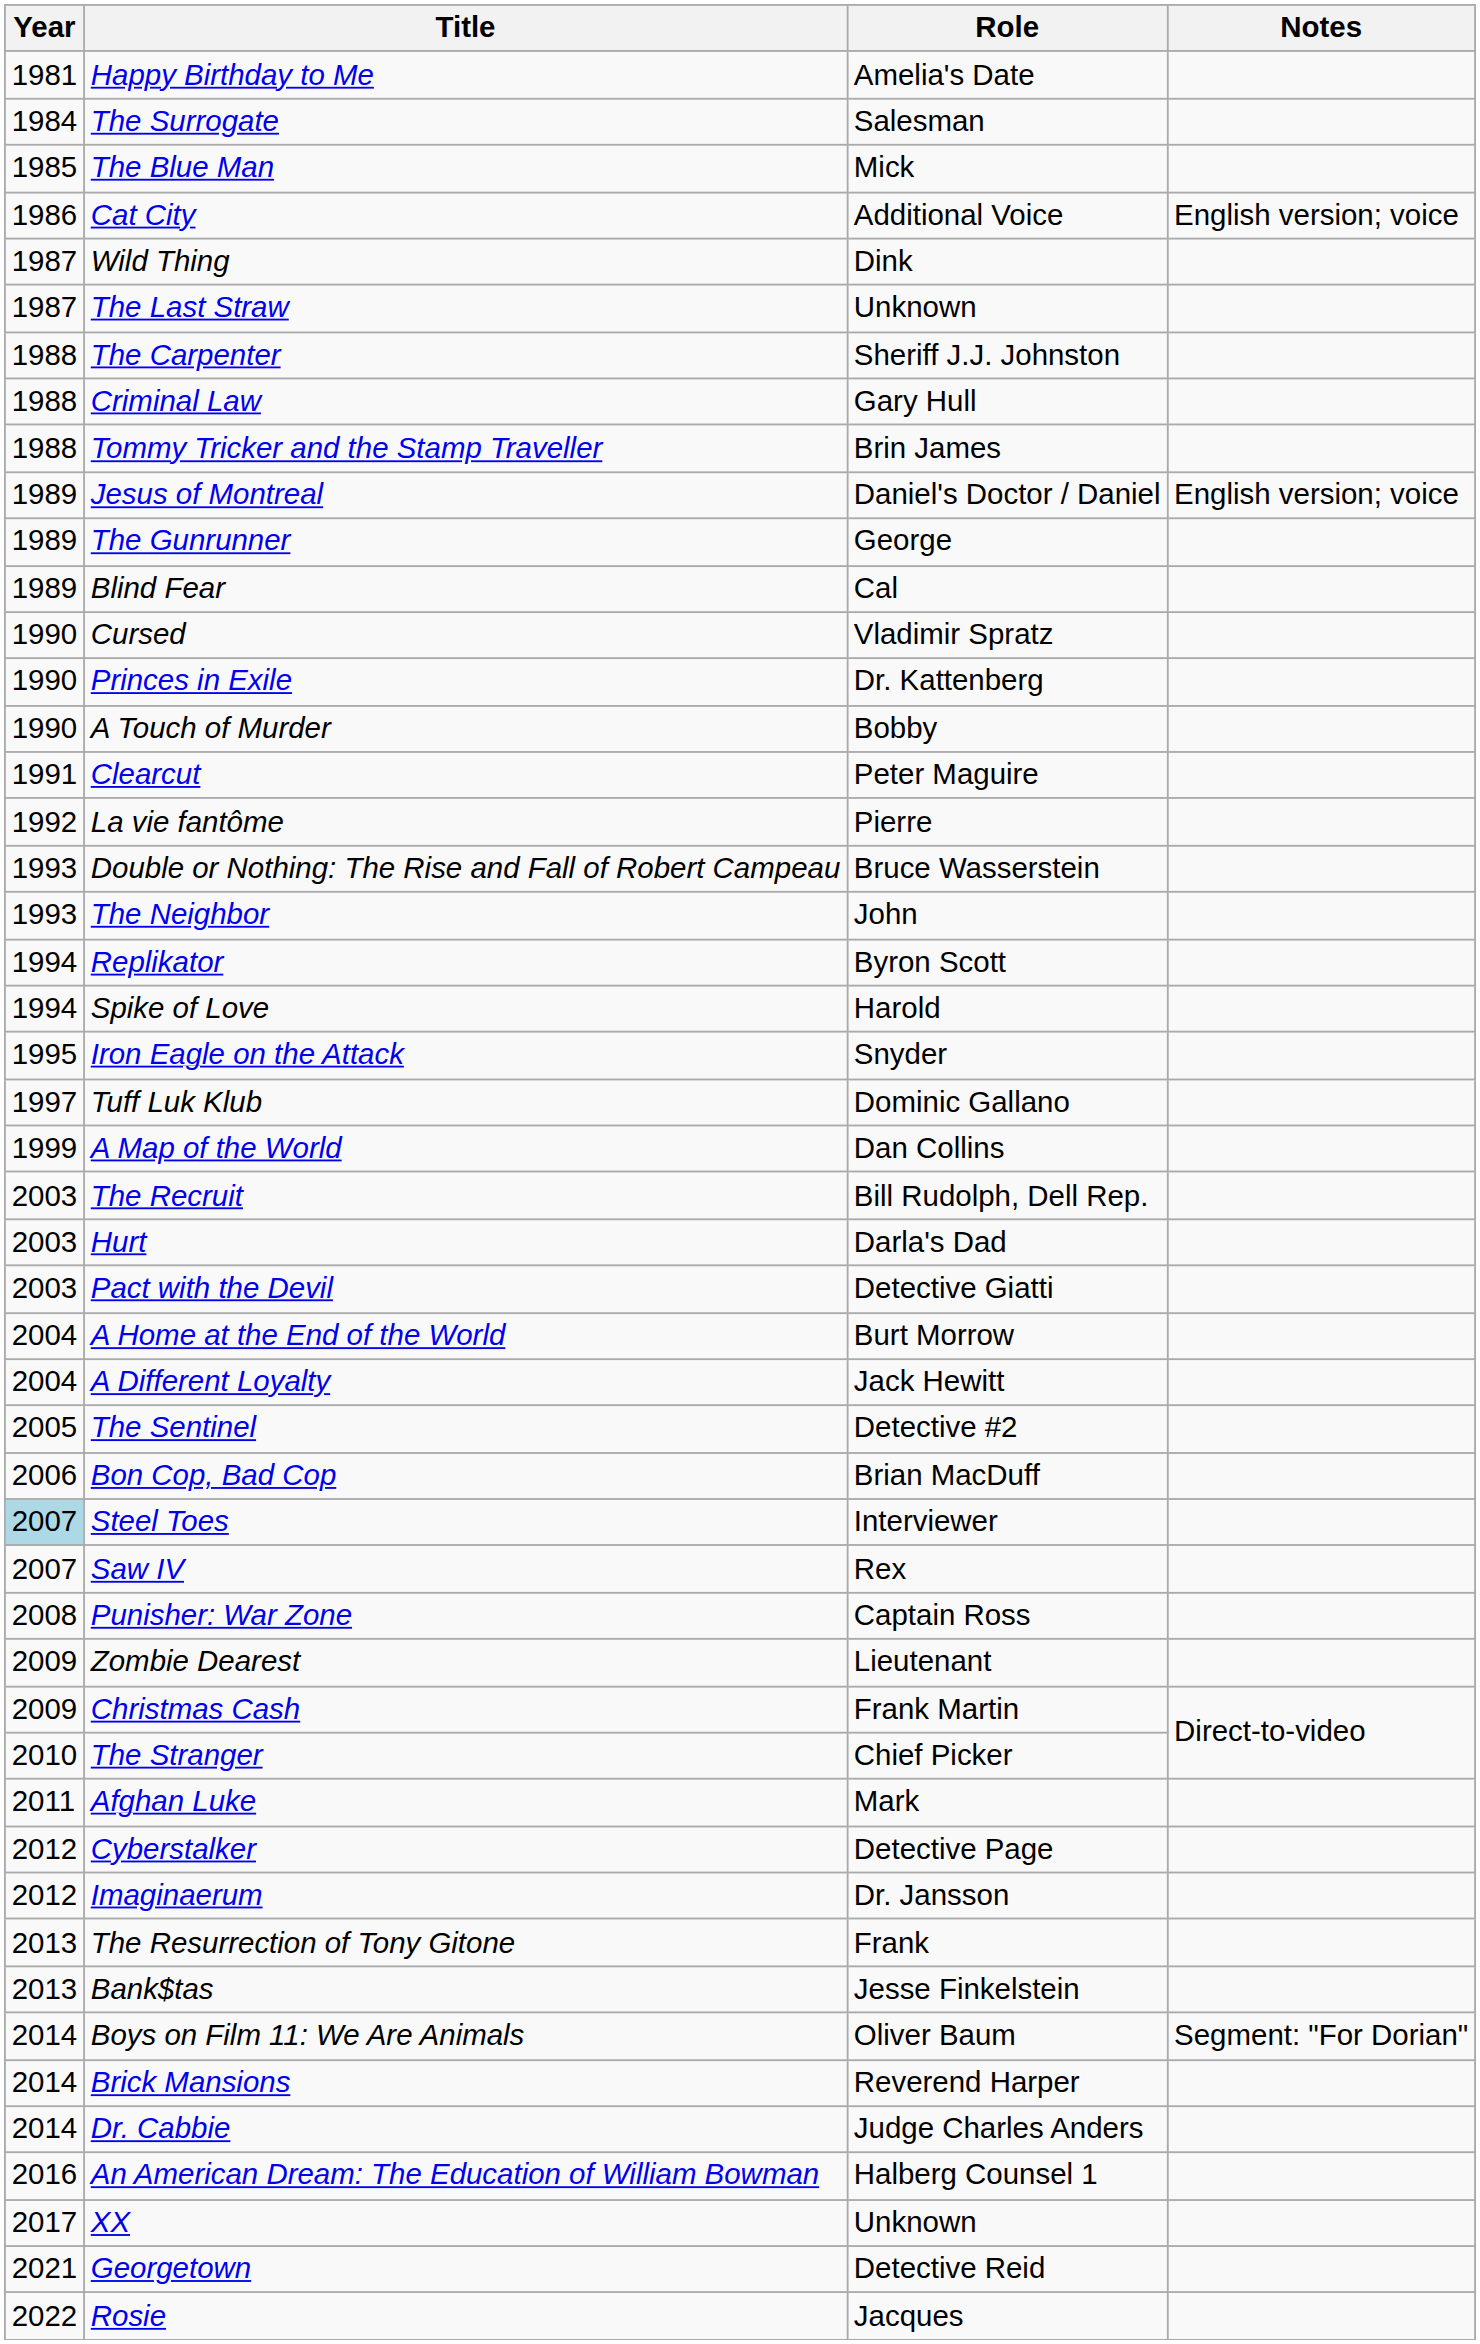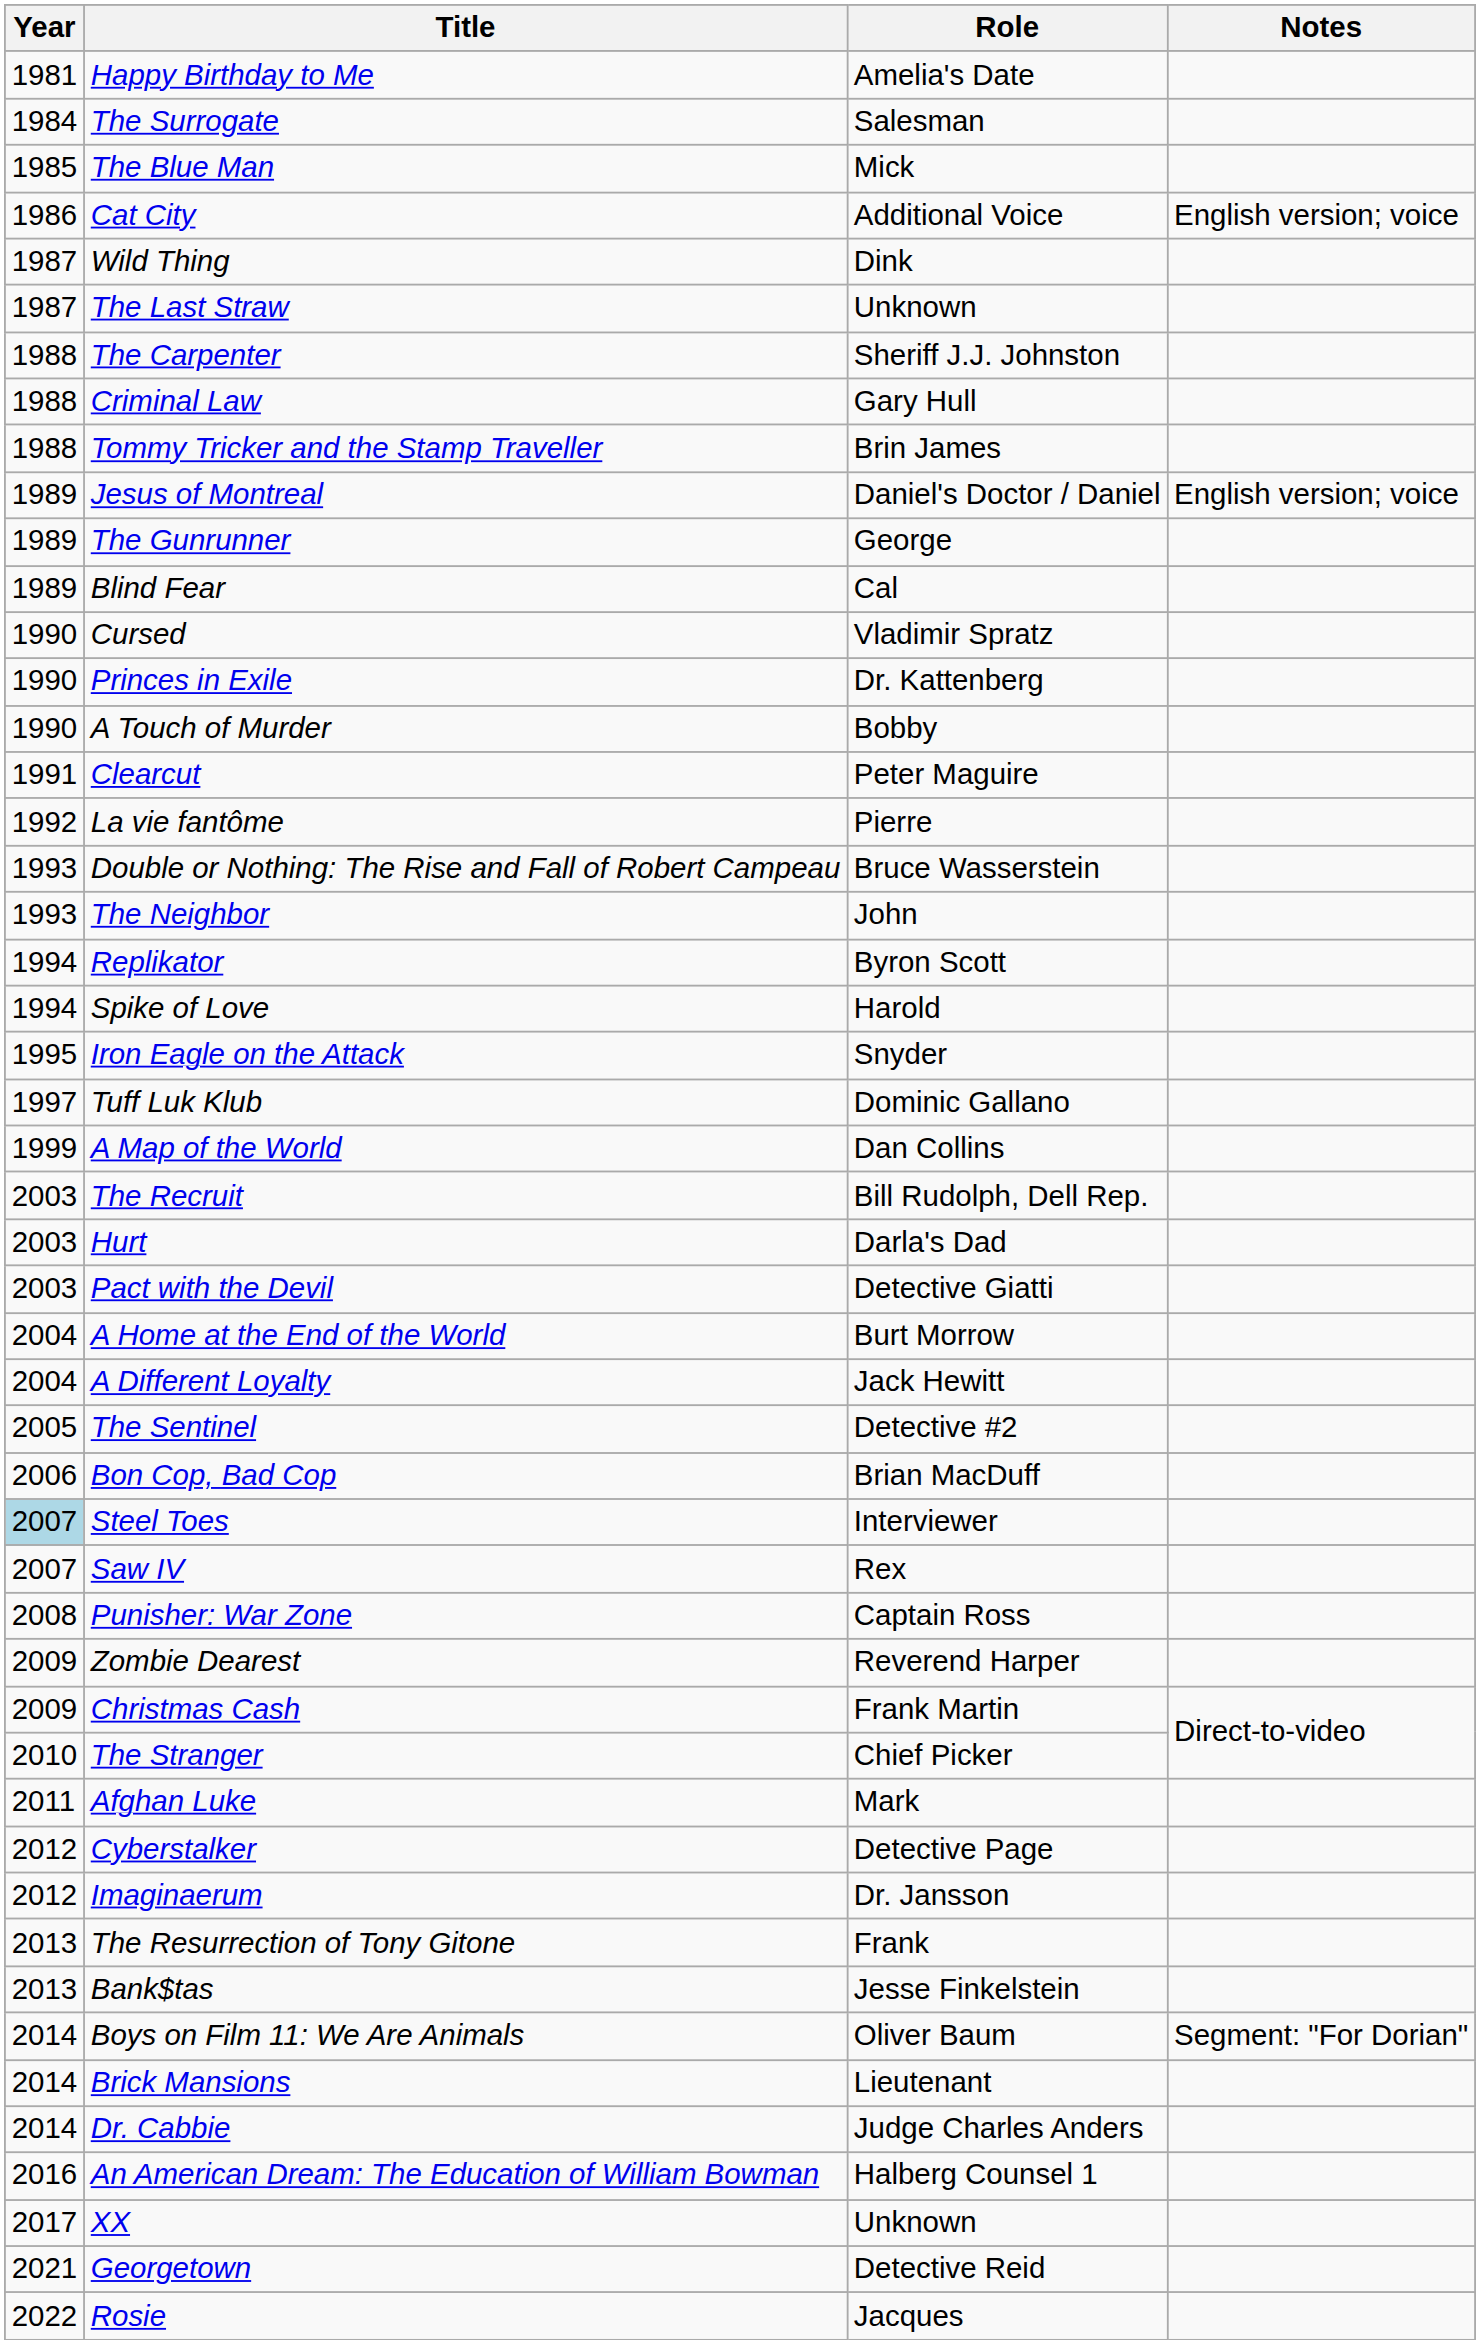(923, 1661) Lieutenant -> (967, 1661) Reverend Harper
(967, 2082) Reverend Harper -> (923, 2082) Lieutenant
